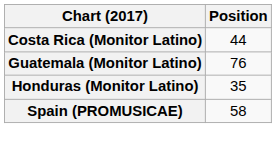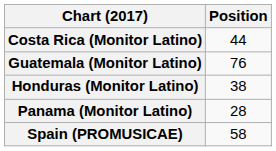(238, 87) 35 -> (238, 87) 38
+ row: (105, 110)
